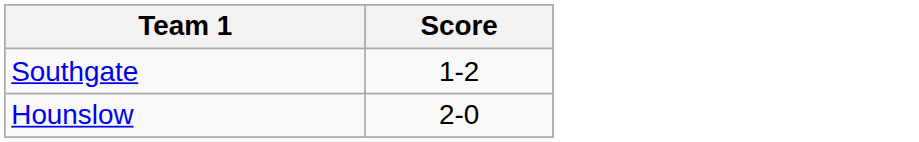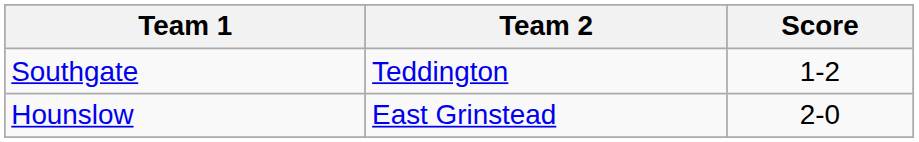+ column: (546, 26)
